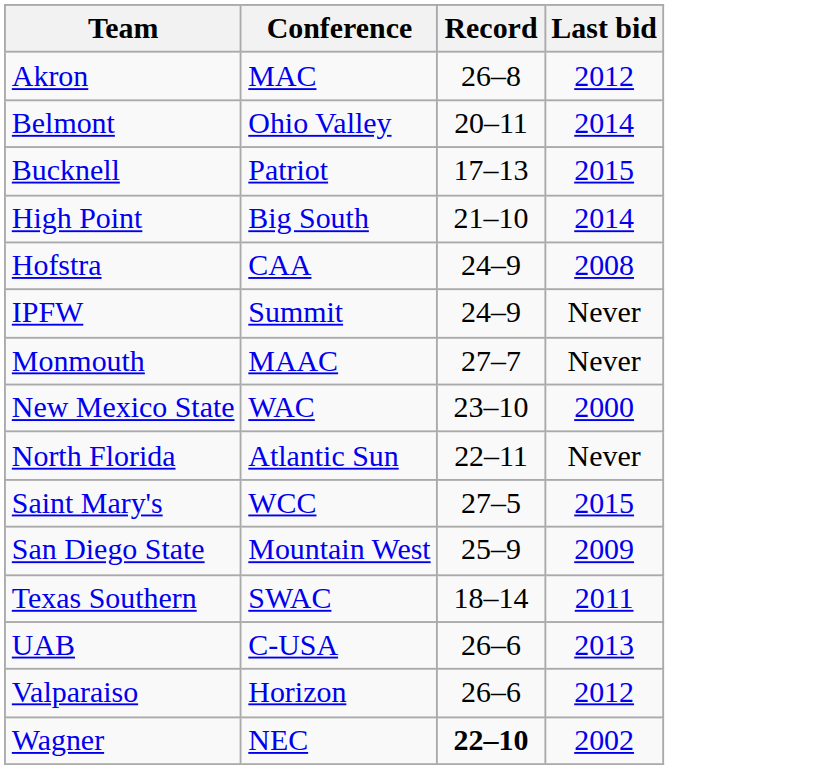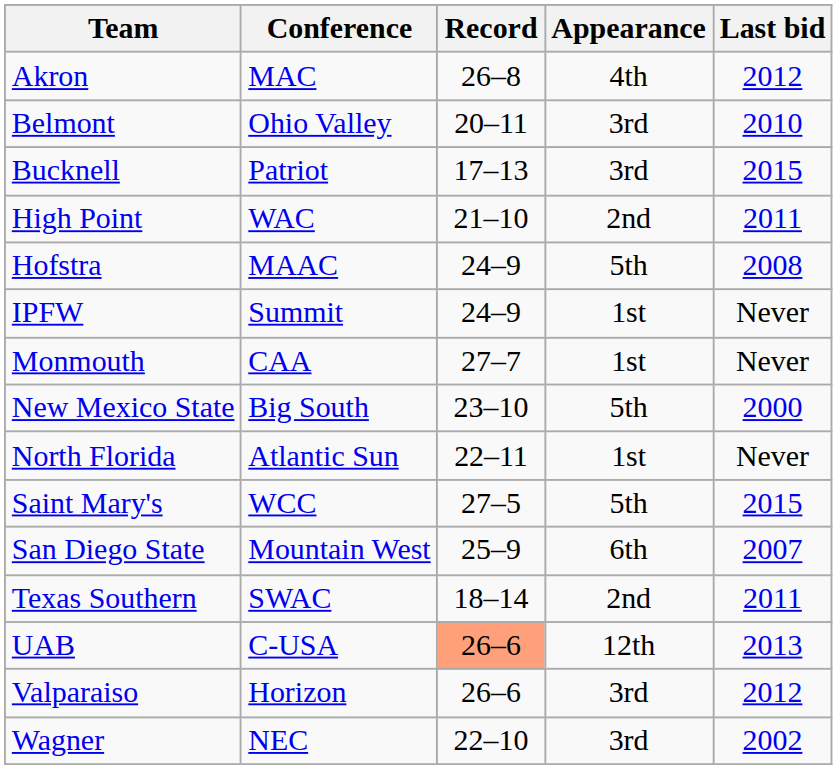+ column: (629, 28)
(604, 123) 2014 -> (772, 123) 2010
(309, 218) Big South -> (282, 218) WAC
(604, 218) 2014 -> (772, 218) 2011
(280, 265) CAA -> (293, 265) MAAC
(293, 360) MAAC -> (280, 360) CAA
(282, 407) WAC -> (309, 407) Big South
(604, 550) 2009 -> (772, 550) 2007
(491, 645) no background -> (491, 645) lightsalmon background
(491, 739) bold -> (491, 739) normal
